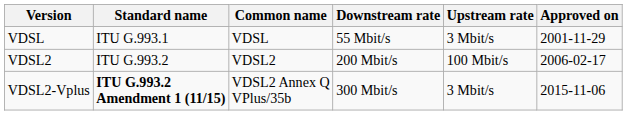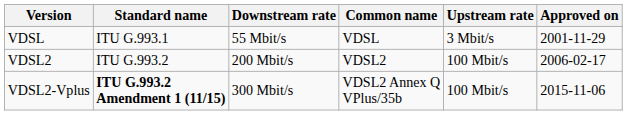columns swapped: (281, 15) <-> (388, 15)
(470, 90) 3 Mbit/s -> (477, 90) 100 Mbit/s
